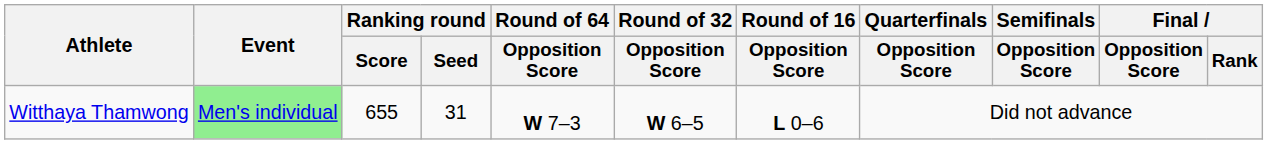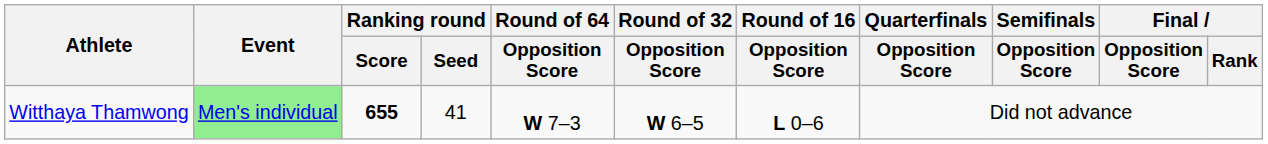(382, 113) normal -> (382, 113) bold
(456, 113) 31 -> (456, 113) 41
